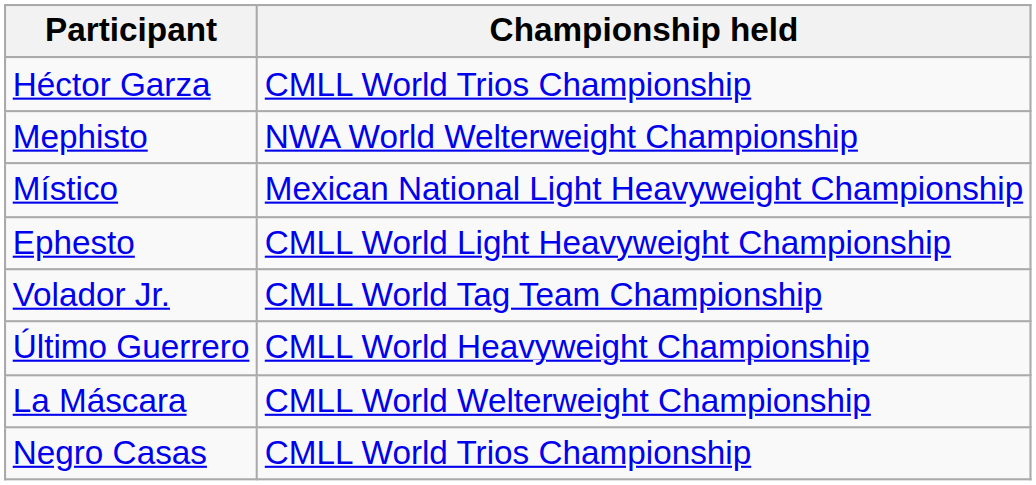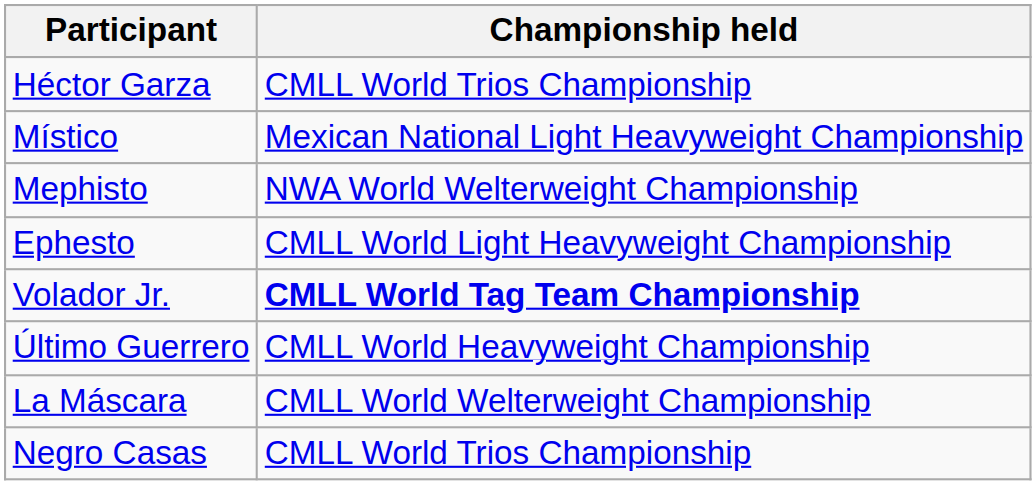rows swapped: (80, 136) <-> (65, 189)
(543, 294) normal -> (562, 294) bold
